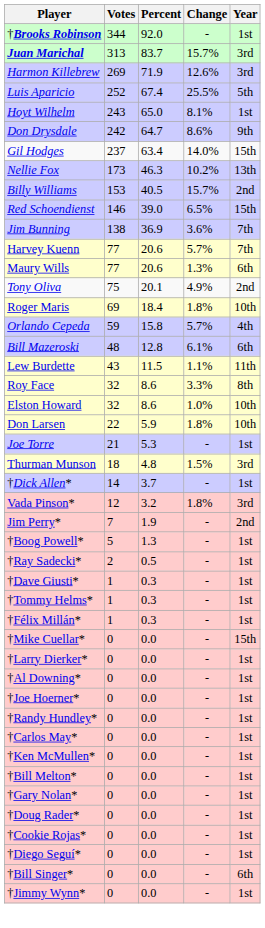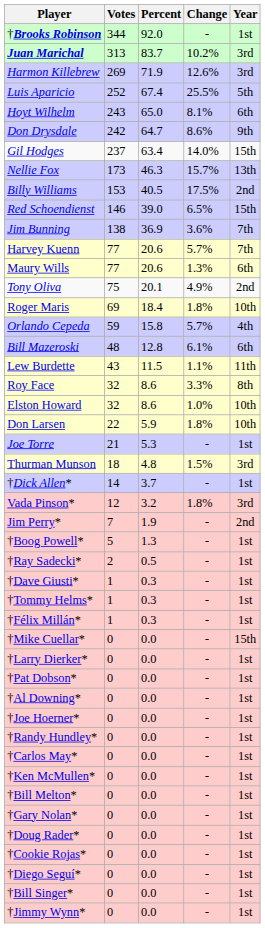(203, 53) 15.7% -> (203, 53) 10.2%
(245, 111) 1st -> (245, 111) 6th
(203, 170) 10.2% -> (203, 170) 15.7%
(203, 190) 15.7% -> (203, 190) 17.5%
+ row: (42, 678)
(245, 873) 6th -> (245, 893) 1st
